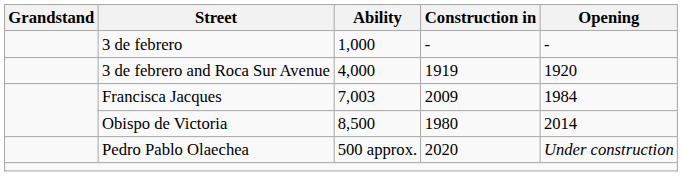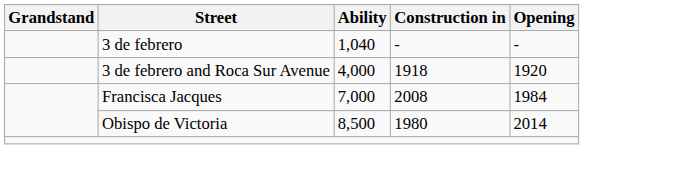(356, 44) 1,000 -> (356, 44) 1,040
(441, 70) 1919 -> (411, 70) 1918
(356, 96) 7,003 -> (356, 96) 7,000
(441, 96) 2009 -> (411, 96) 2008
- row: (176, 149)
